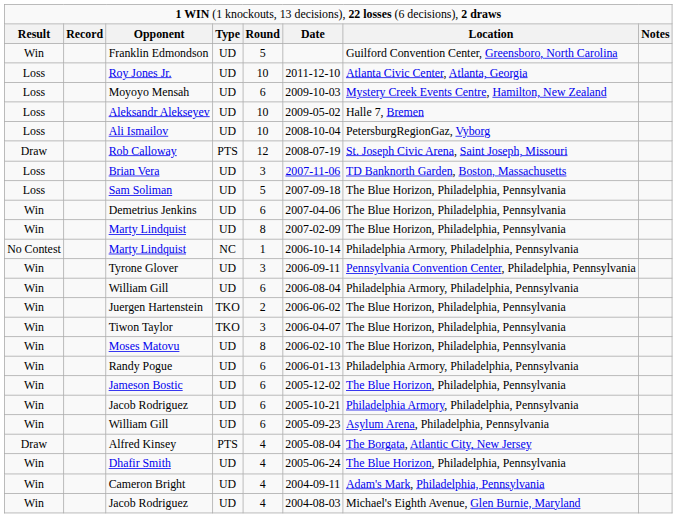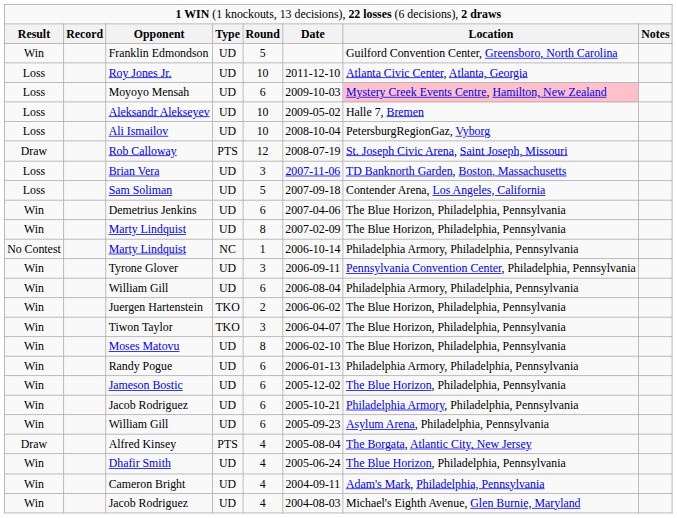(476, 92) no background -> (476, 92) pink background
(456, 190) The Blue Horizon, Philadelphia, Pennsylvania -> (446, 190) Contender Arena, Los Angeles, California
